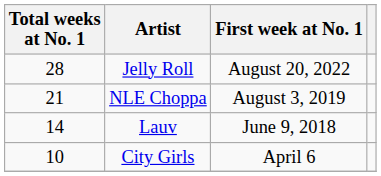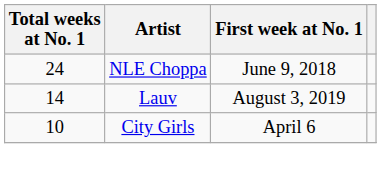- row: (158, 68)
(55, 98) 21 -> (55, 68) 24
(289, 98) August 3, 2019 -> (289, 68) June 9, 2018
(289, 127) June 9, 2018 -> (289, 98) August 3, 2019
